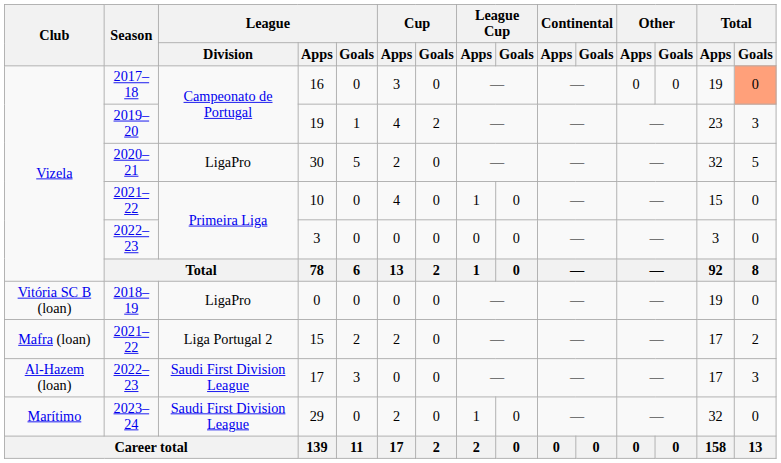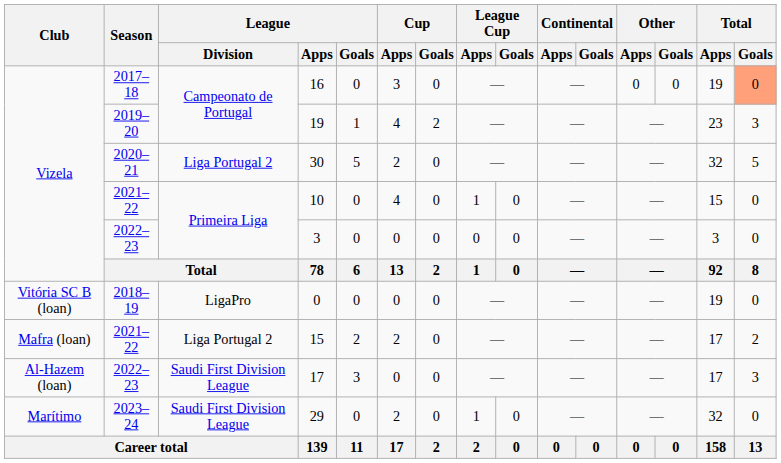(228, 162) LigaPro -> (228, 162) Liga Portugal 2
